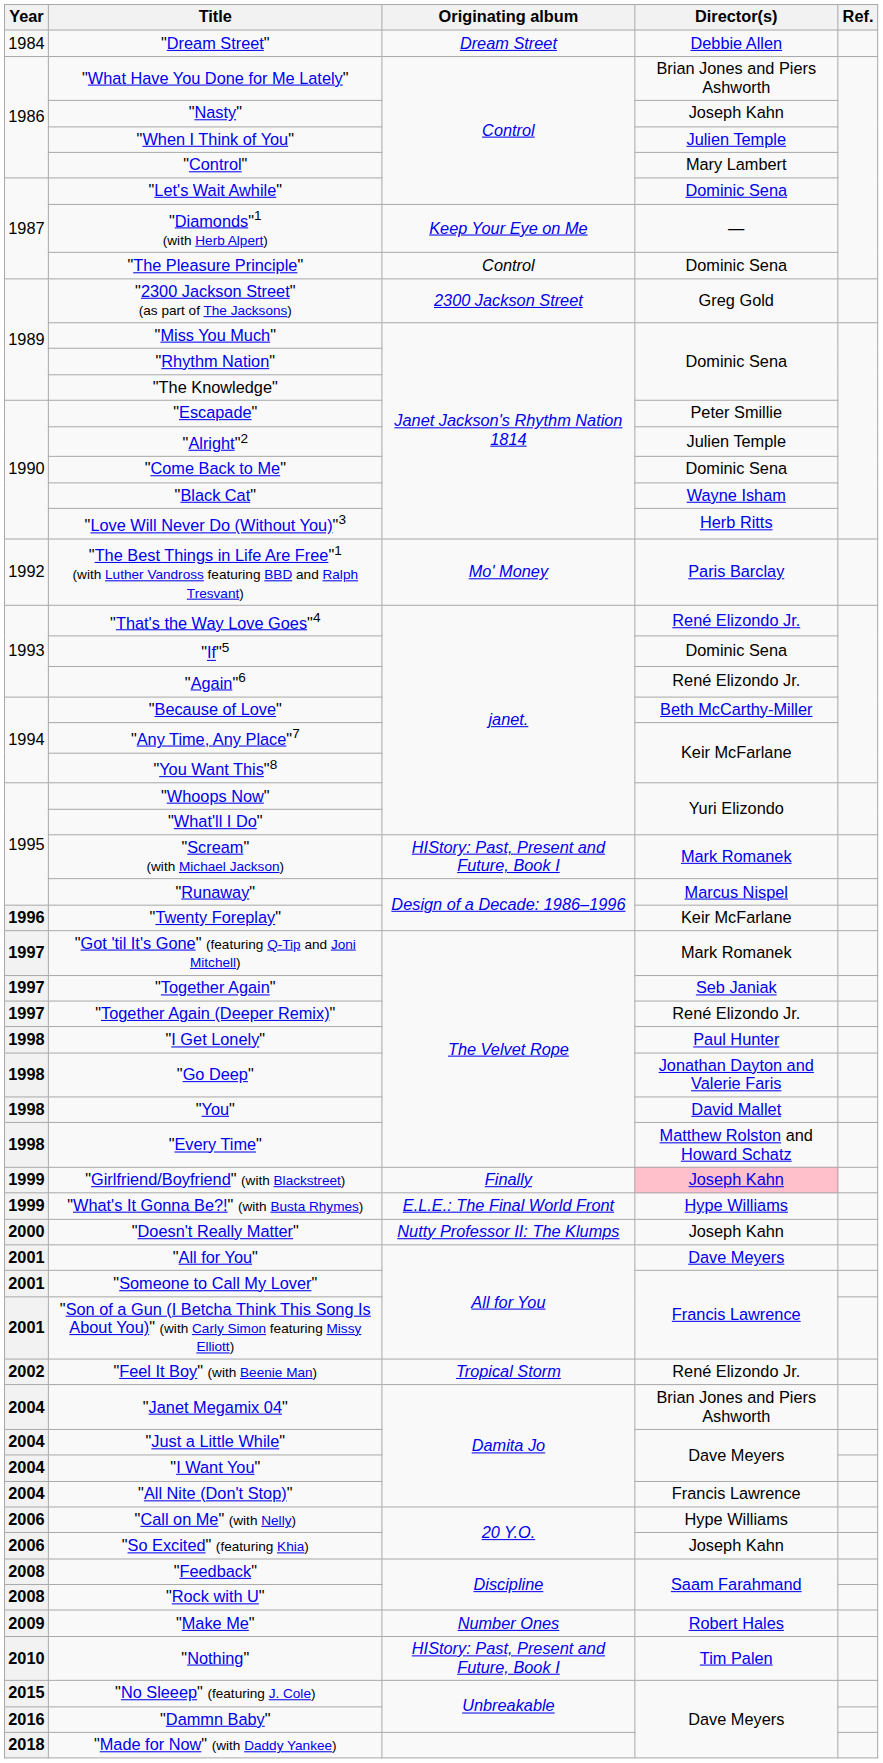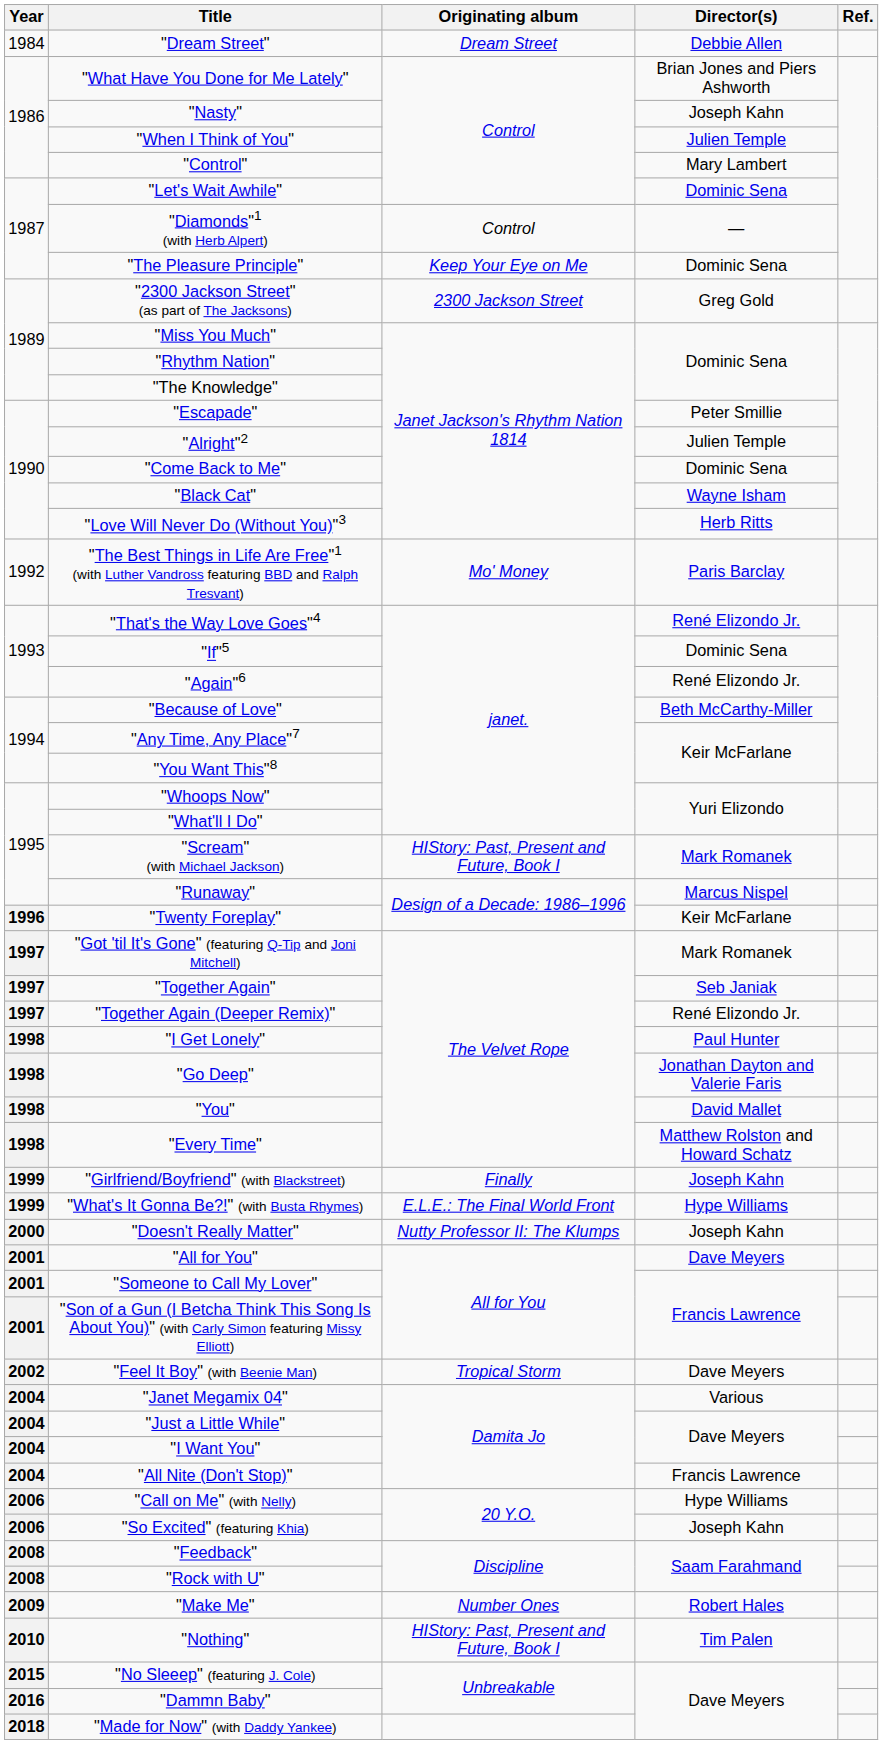(508, 228) Keep Your Eye on Me -> (508, 228) Control
(508, 265) Control -> (508, 265) Keep Your Eye on Me
(736, 1180) pink background -> (736, 1180) no background
(736, 1372) René Elizondo Jr. -> (736, 1372) Dave Meyers
(736, 1407) Brian Jones and Piers Ashworth -> (736, 1397) Various
